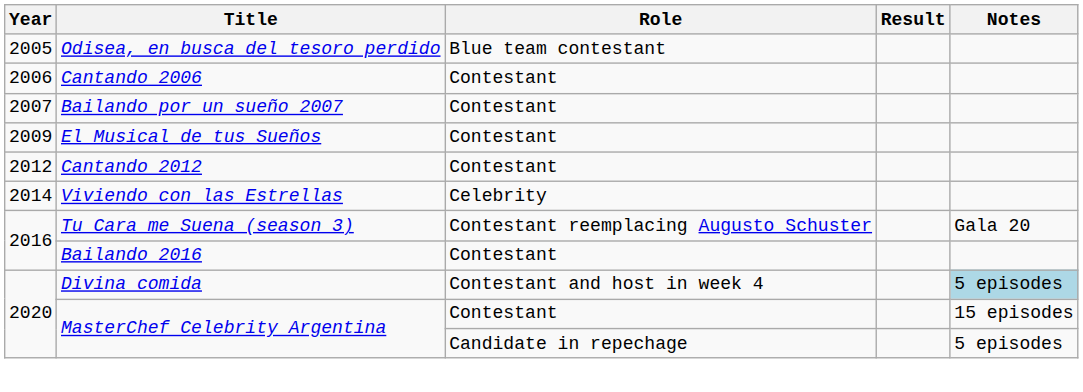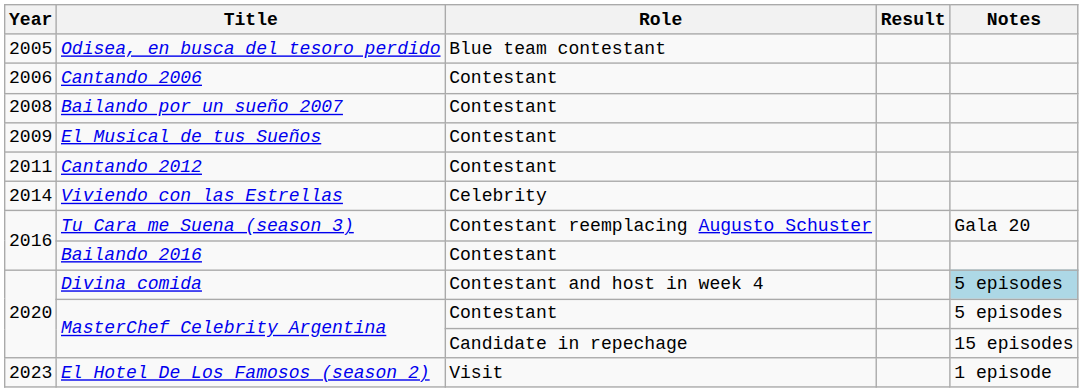(31, 108) 2007 -> (31, 108) 2008
(31, 167) 2012 -> (31, 167) 2011
(1014, 314) 15 episodes -> (1009, 314) 5 episodes
(1009, 343) 5 episodes -> (1014, 343) 15 episodes
+ row: (245, 373)
